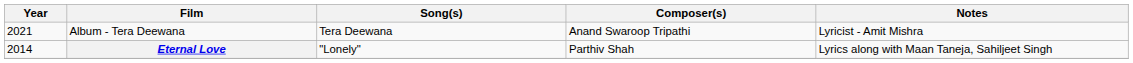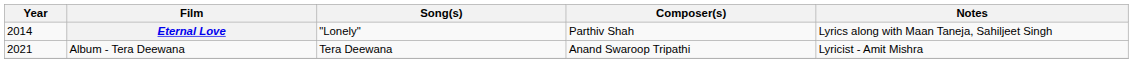rows swapped: (192, 49) <-> (127, 31)
